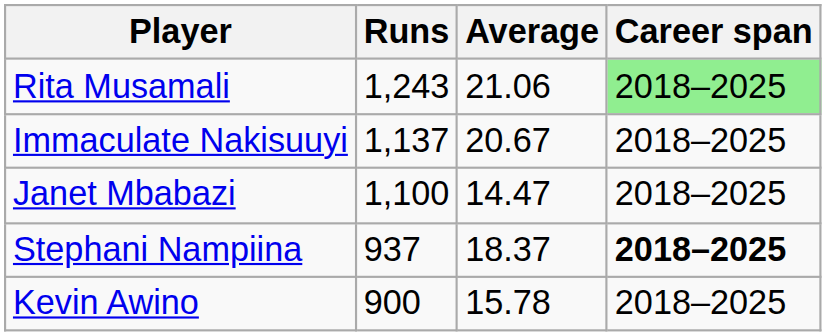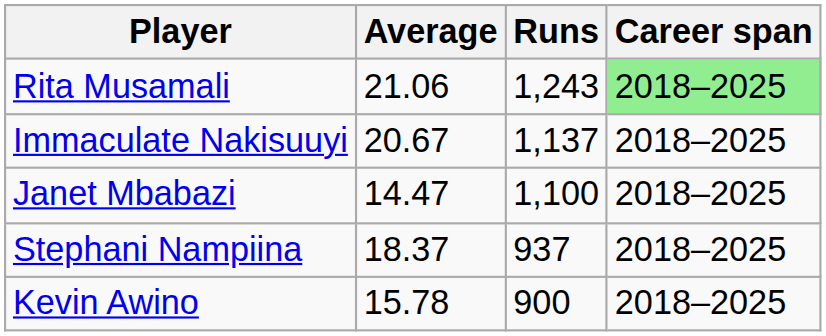columns swapped: (406, 31) <-> (532, 31)
(701, 248) bold -> (701, 248) normal
